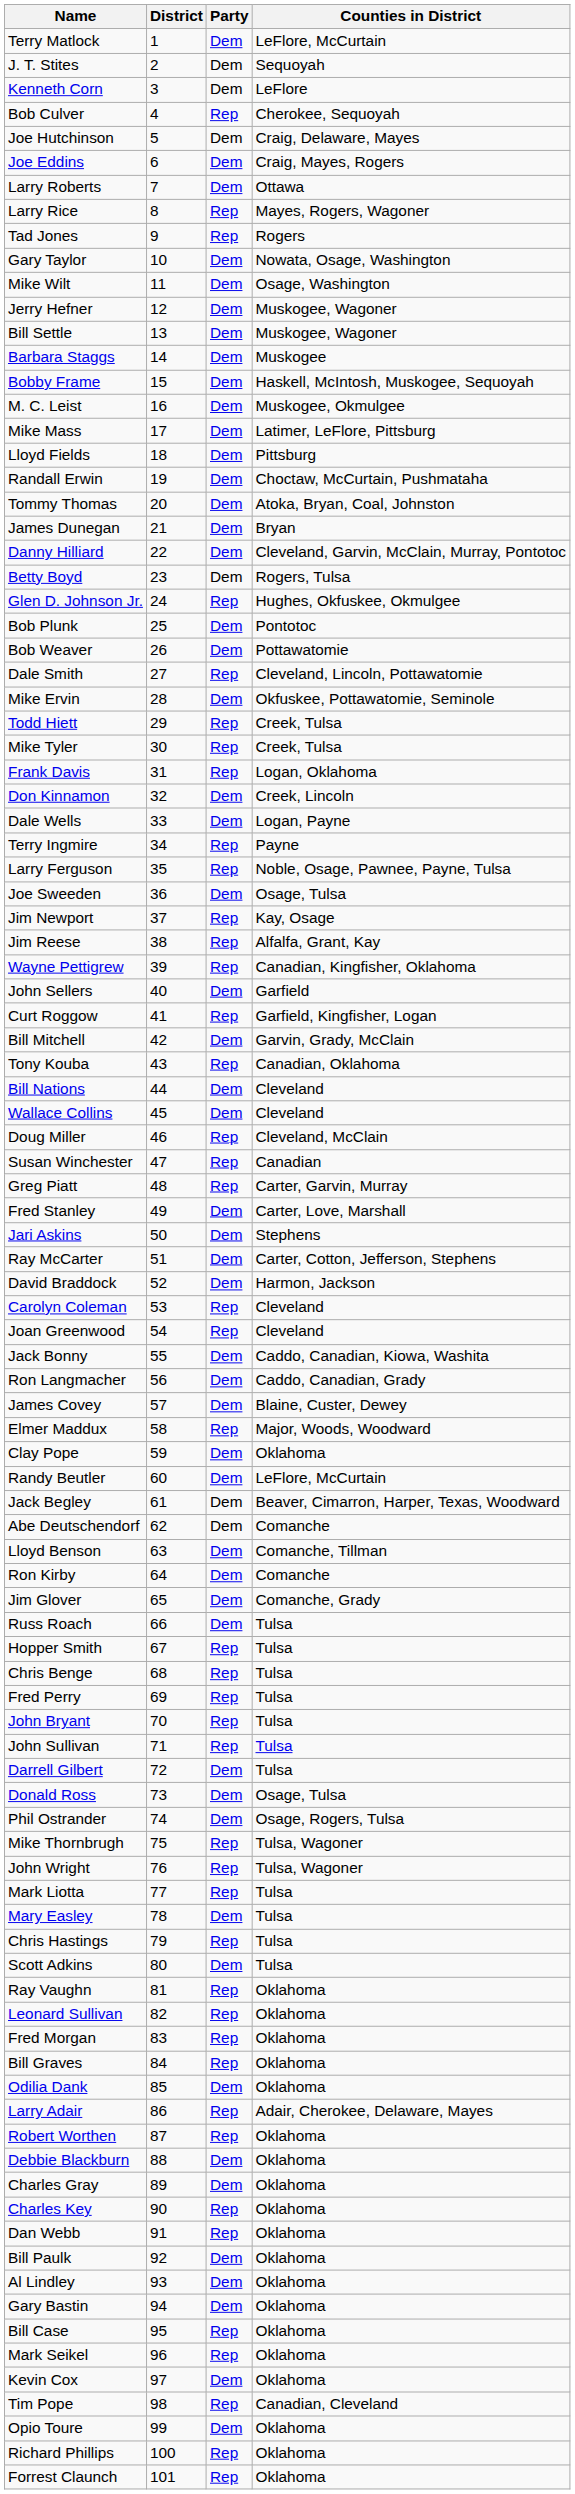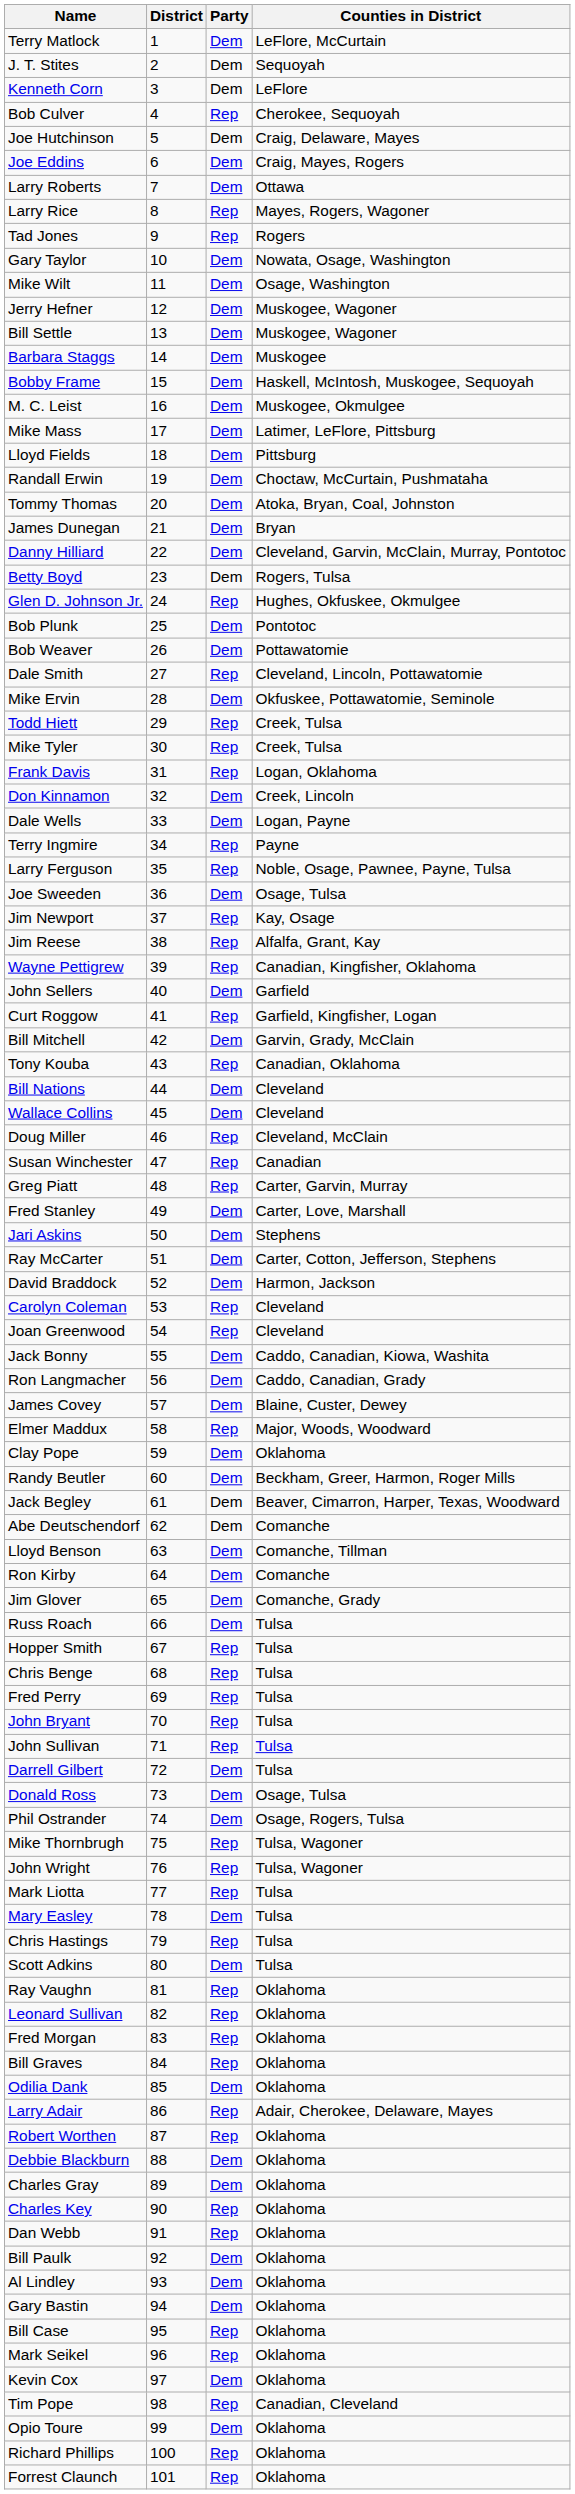(321, 1478) LeFlore, McCurtain -> (385, 1478) Beckham, Greer, Harmon, Roger Mills
